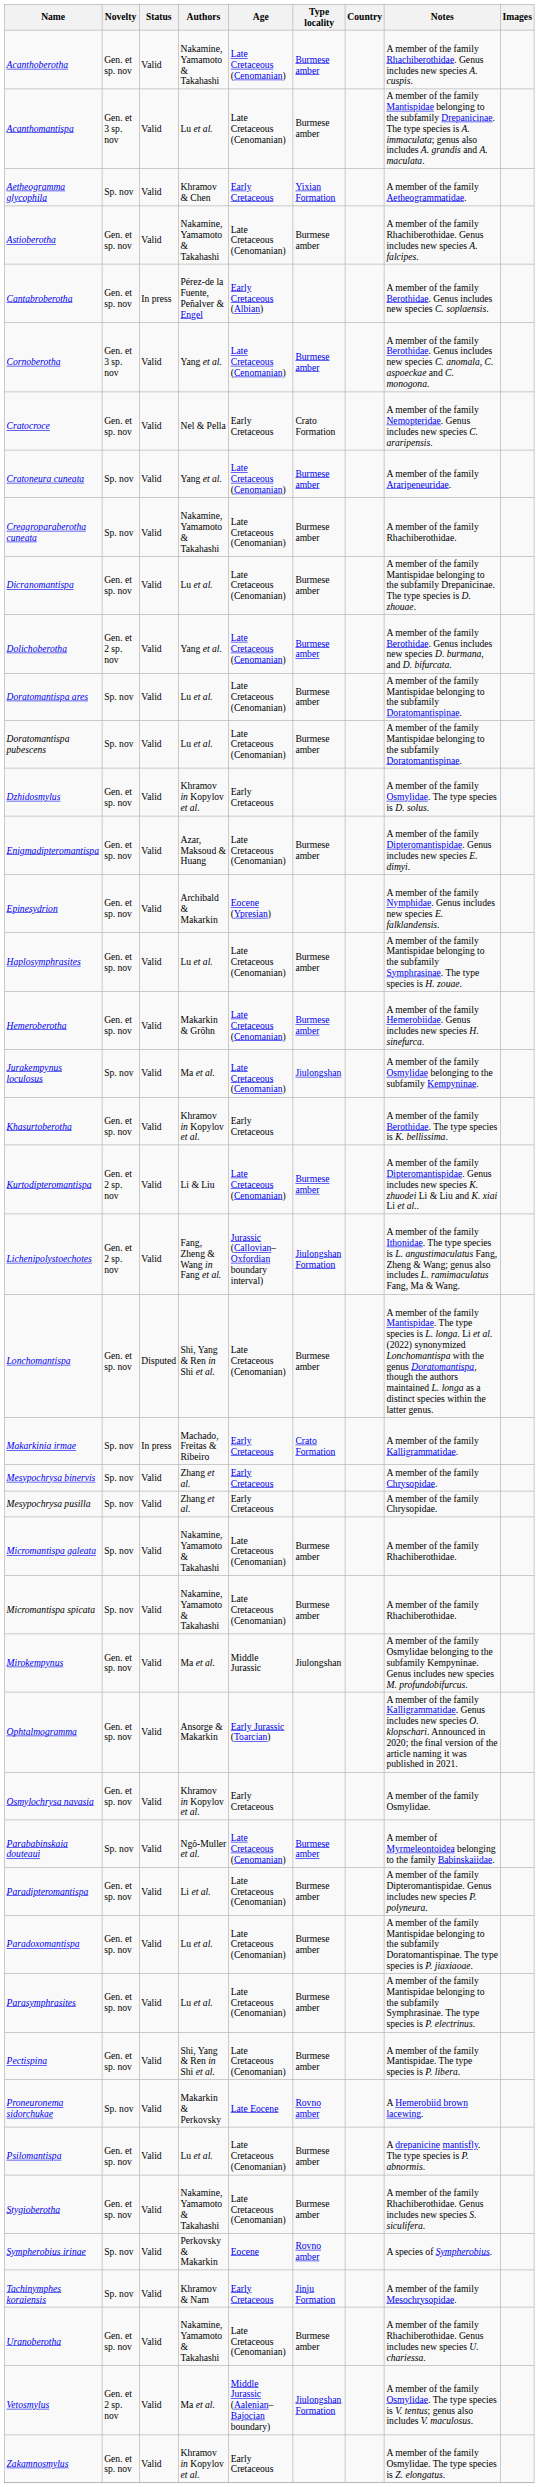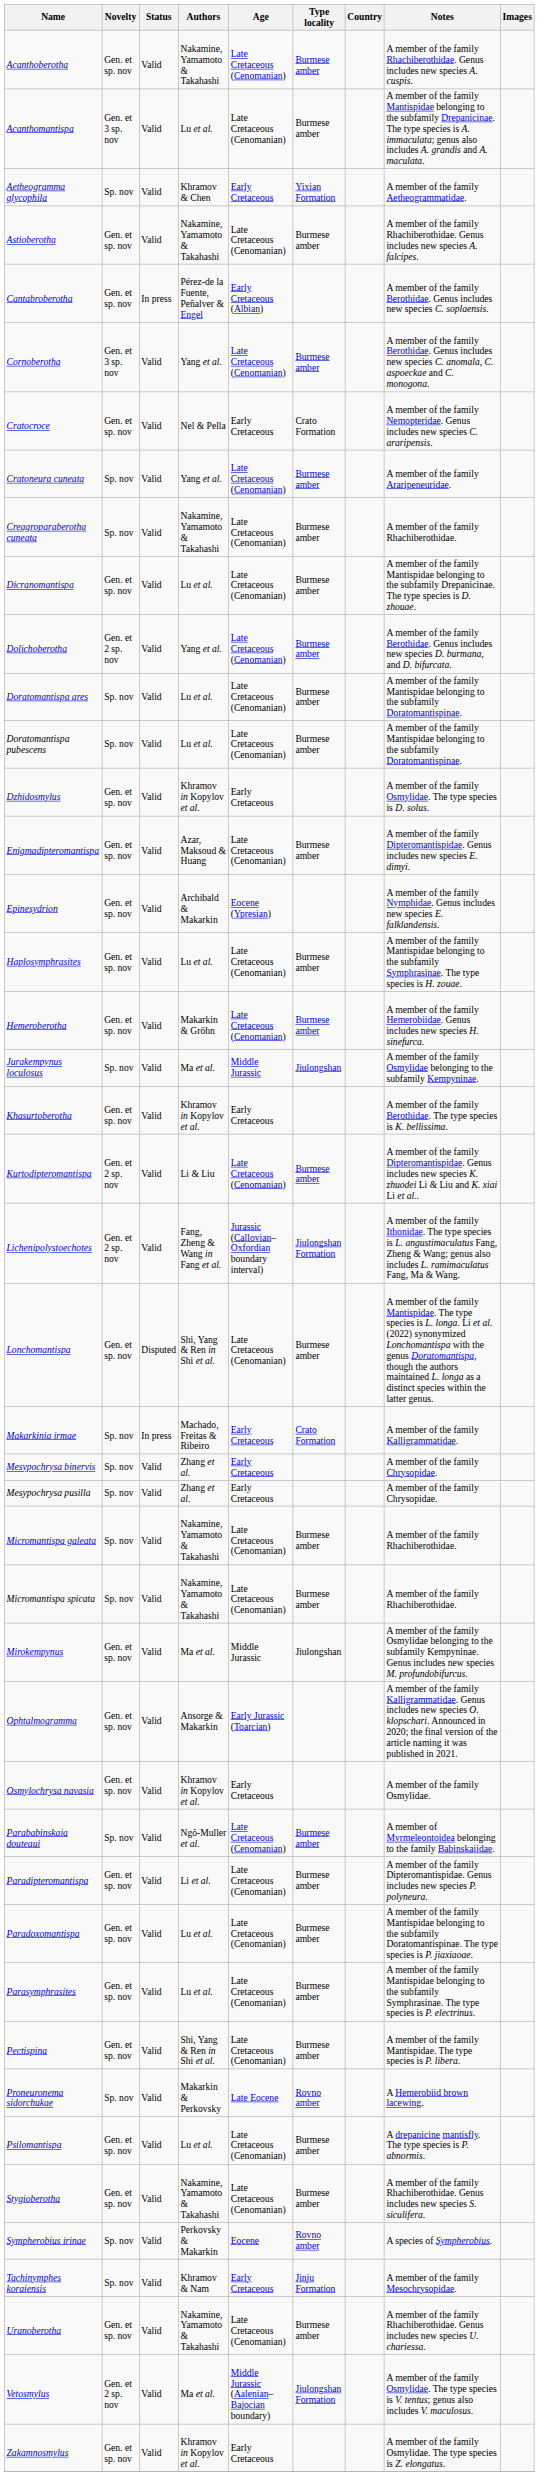(258, 1078) Late Cretaceous (Cenomanian) -> (246, 1068) Middle Jurassic
